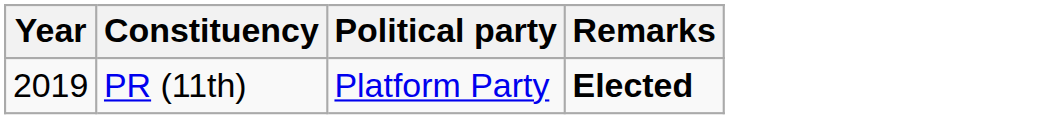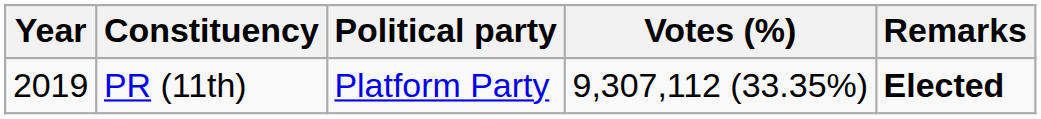+ column: (720, 31)
